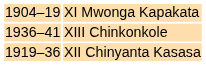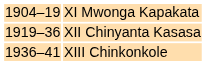rows swapped: (132, 52) <-> (116, 32)
